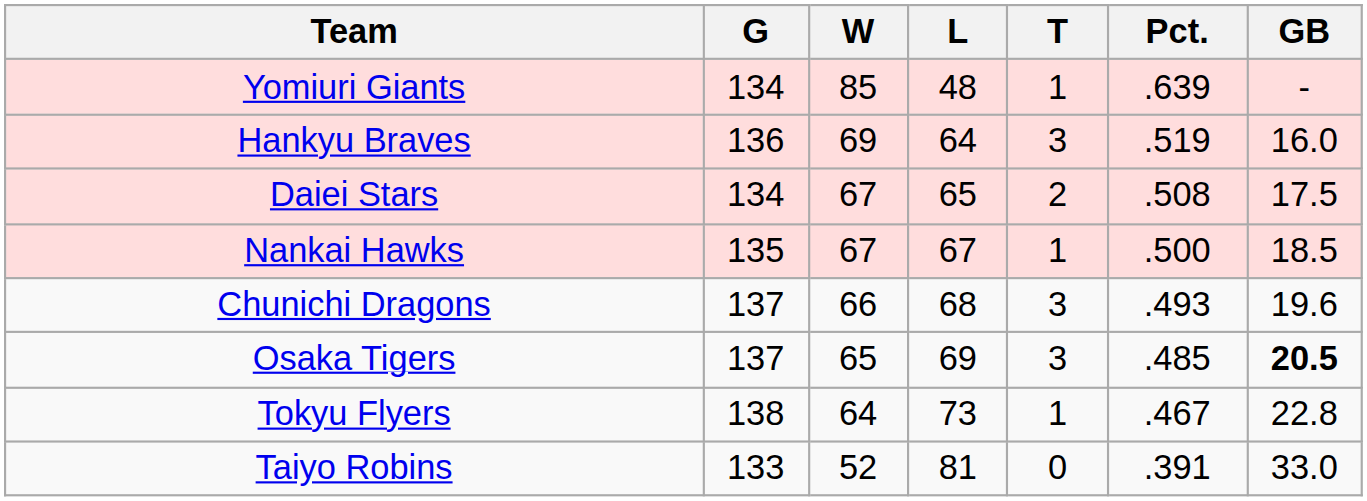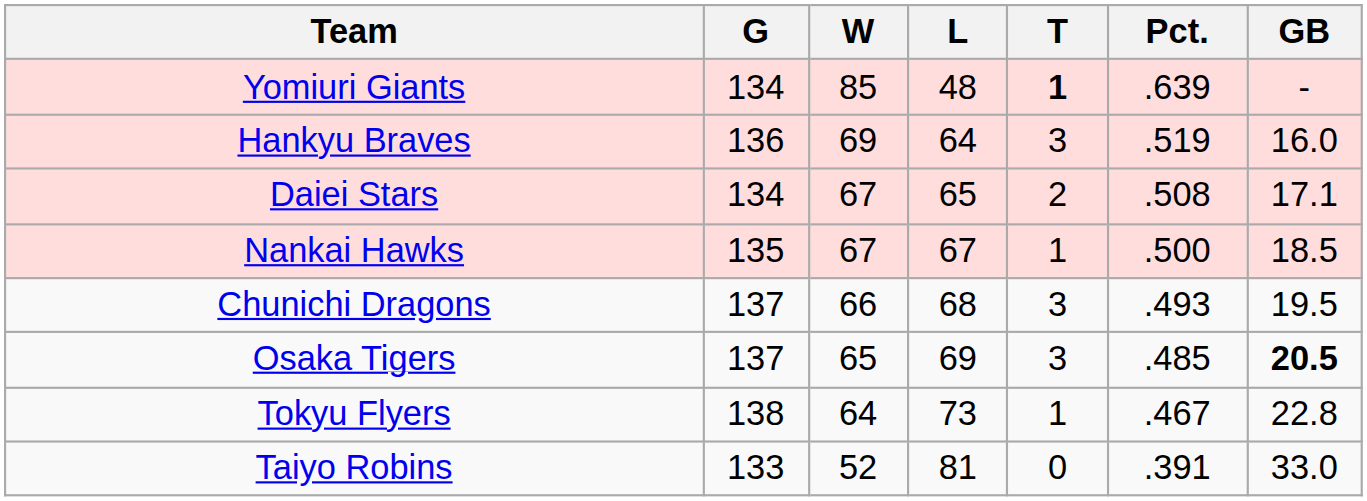(1058, 86) normal -> (1058, 86) bold
(1304, 195) 17.5 -> (1304, 195) 17.1
(1304, 304) 19.6 -> (1304, 304) 19.5
